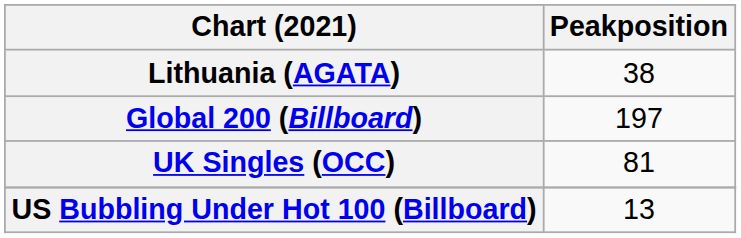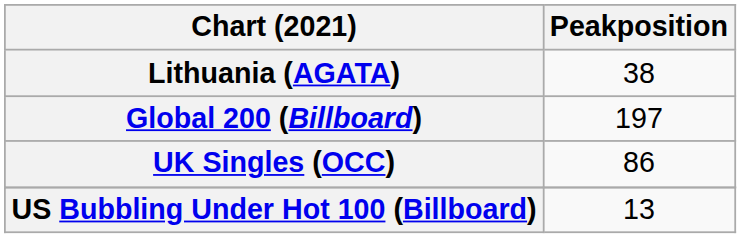(639, 163) 81 -> (639, 163) 86
